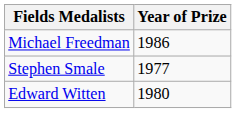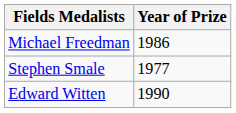(153, 94) 1980 -> (153, 94) 1990
